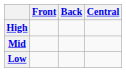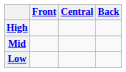columns swapped: (103, 12) <-> (72, 12)
